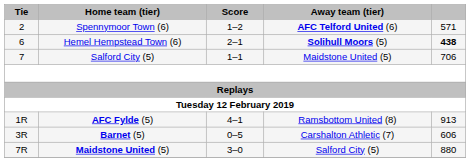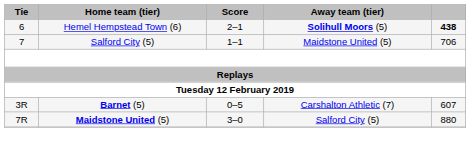- row: (123, 27)
- row: (123, 120)
(448, 135) 606 -> (448, 105) 607
